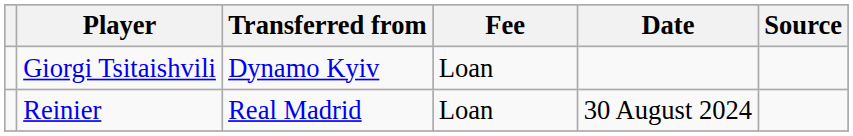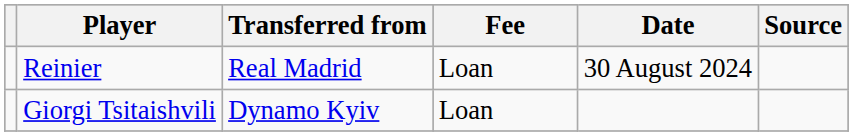rows swapped: (120, 67) <-> (62, 109)
